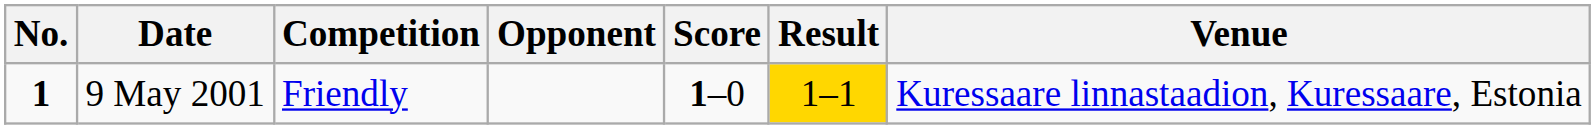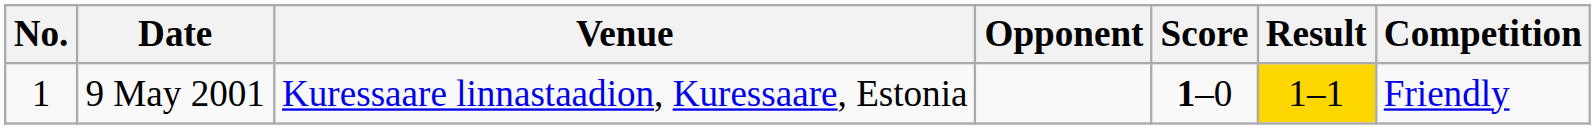columns swapped: (1239, 33) <-> (381, 33)
(41, 92) bold -> (41, 92) normal
